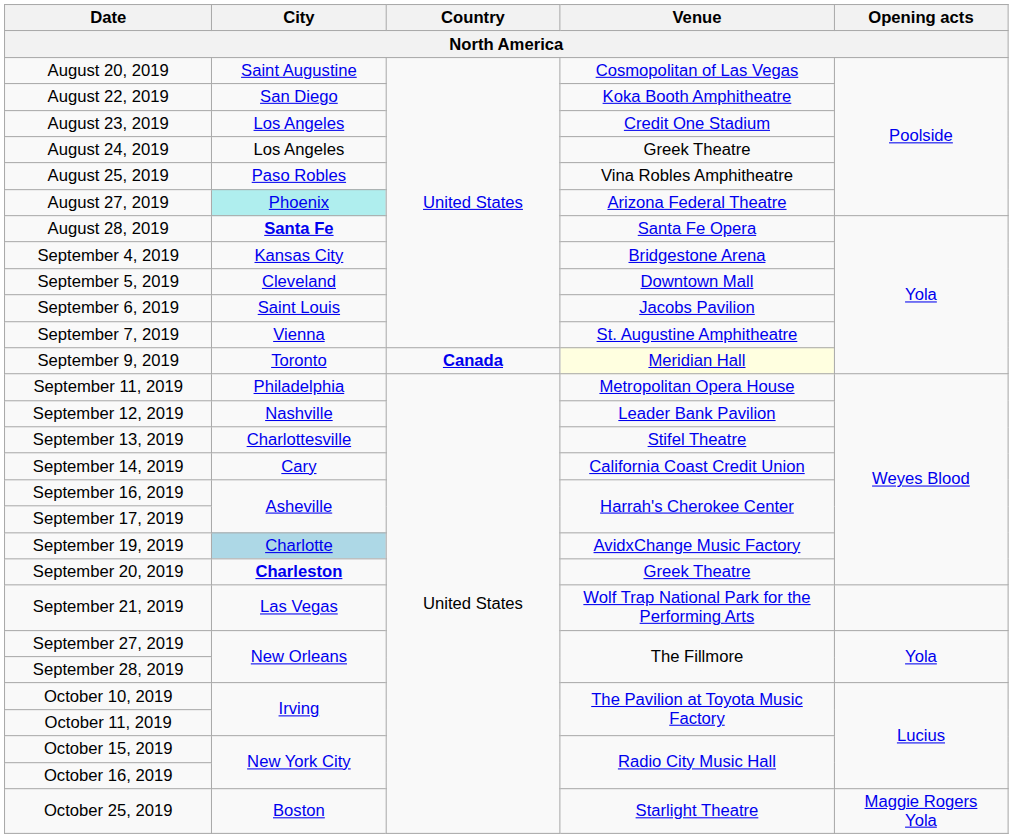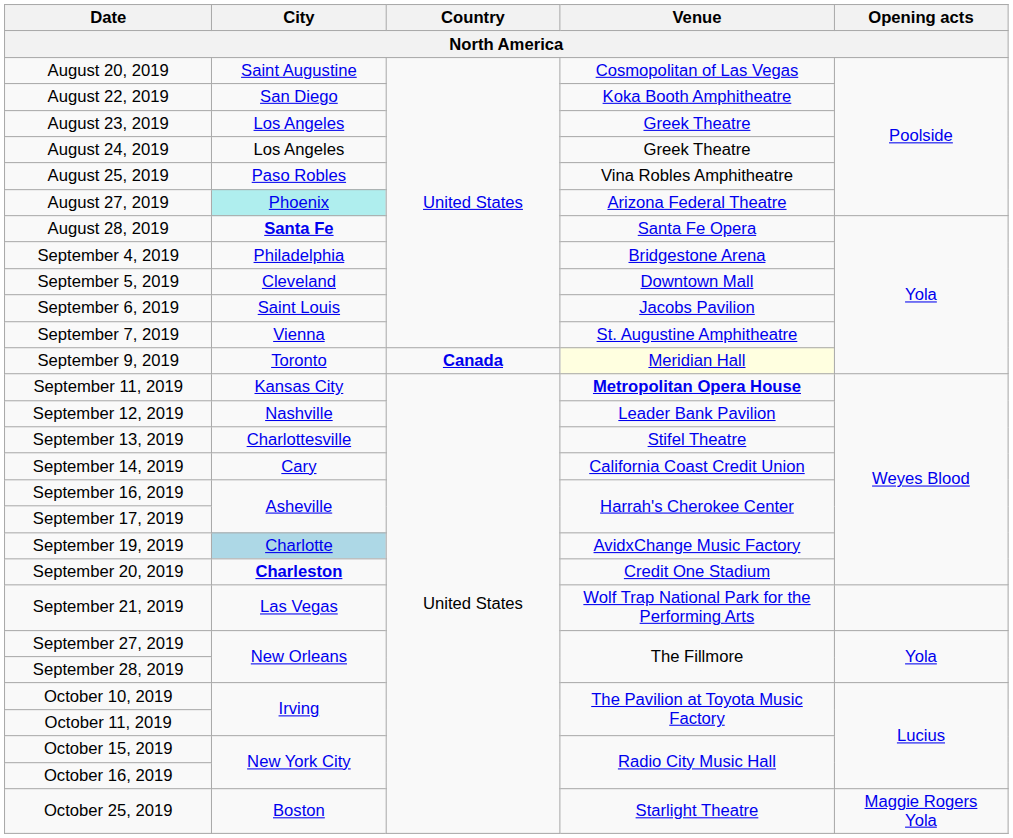(697, 123) Credit One Stadium -> (697, 123) Greek Theatre
(299, 255) Kansas City -> (299, 255) Philadelphia
(299, 387) Philadelphia -> (299, 387) Kansas City
(697, 387) normal -> (697, 387) bold
(697, 571) Greek Theatre -> (697, 571) Credit One Stadium
